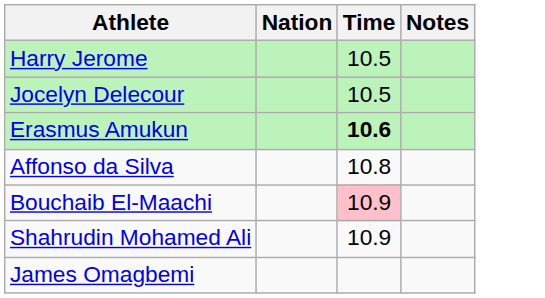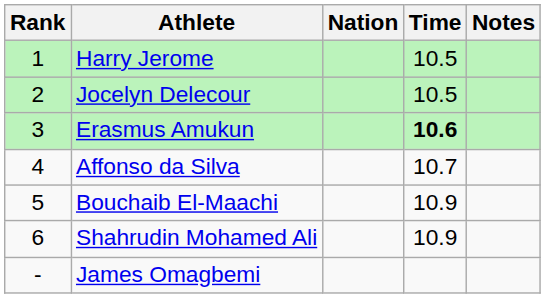+ column: (38, 22)
(369, 166) 10.8 -> (435, 166) 10.7
(369, 202) pink background -> (435, 202) no background
